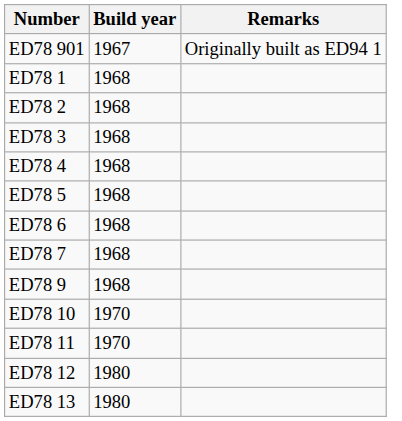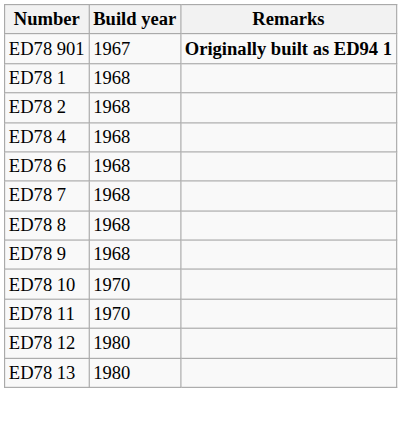(283, 48) normal -> (288, 48) bold
- row: (37, 136)
- row: (37, 195)
+ row: (37, 225)
